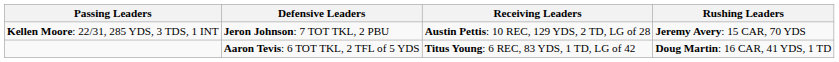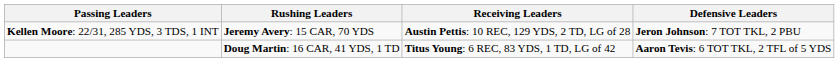columns swapped: (743, 13) <-> (322, 13)
